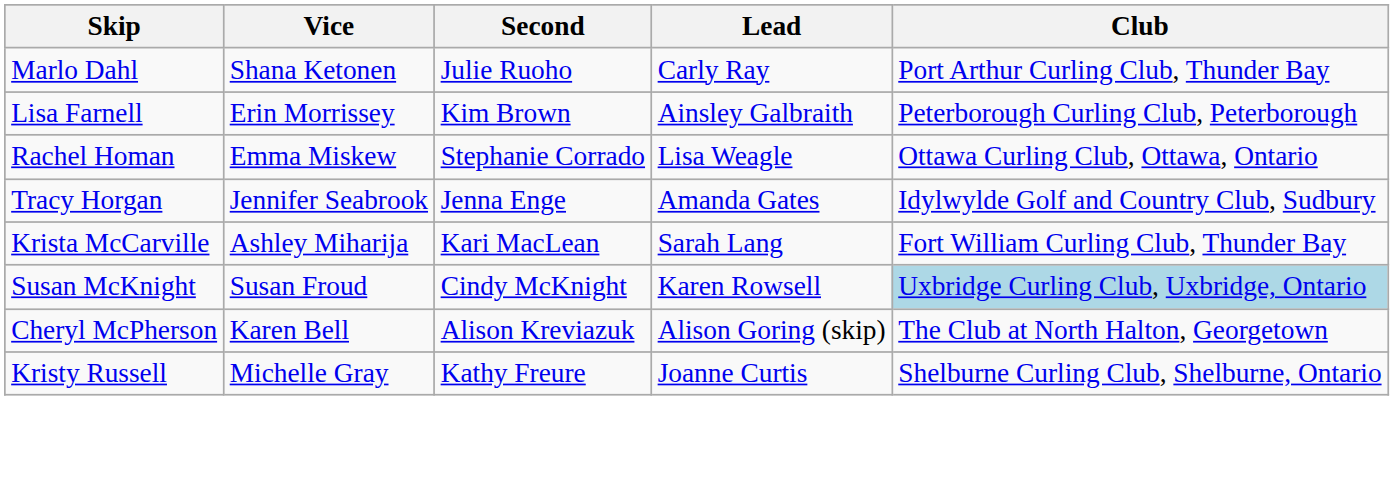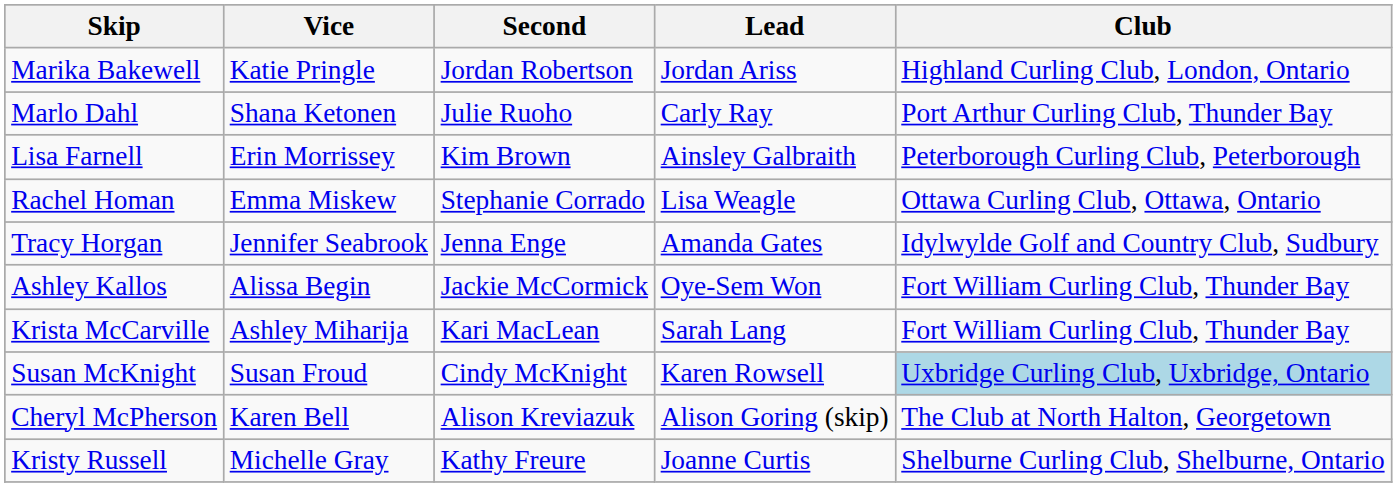+ row: (106, 69)
+ row: (89, 286)
